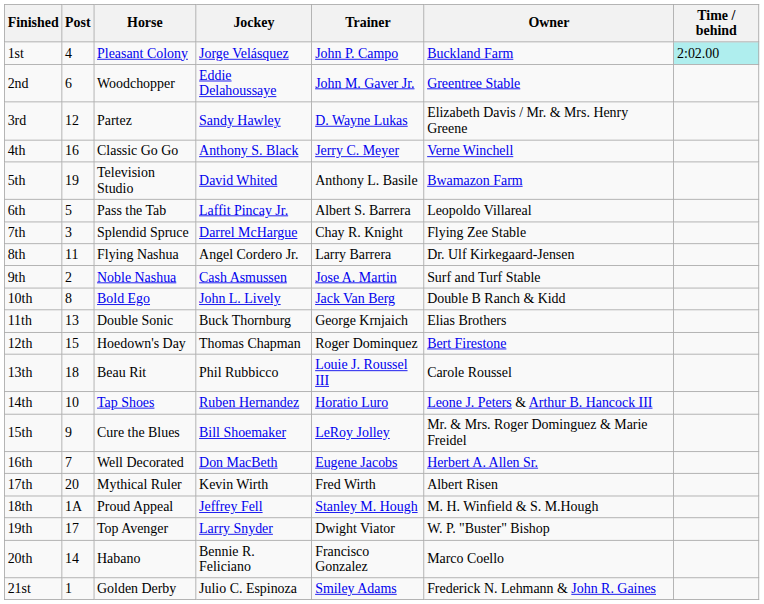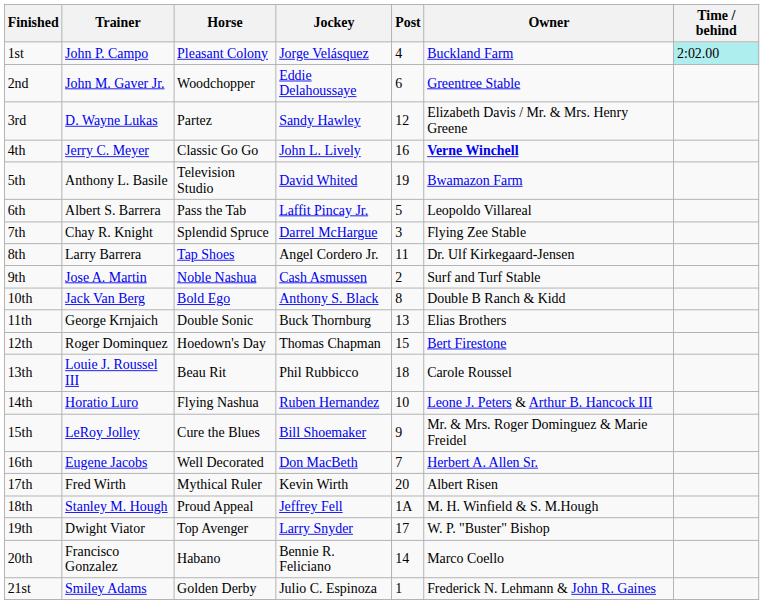columns swapped: (78, 23) <-> (368, 23)
(249, 150) Anthony S. Black -> (320, 150) John L. Lively
(470, 150) normal -> (473, 150) bold
(138, 254) Flying Nashua -> (206, 254) Tap Shoes
(240, 298) John L. Lively -> (329, 298) Anthony S. Black
(126, 402) Tap Shoes -> (218, 402) Flying Nashua
